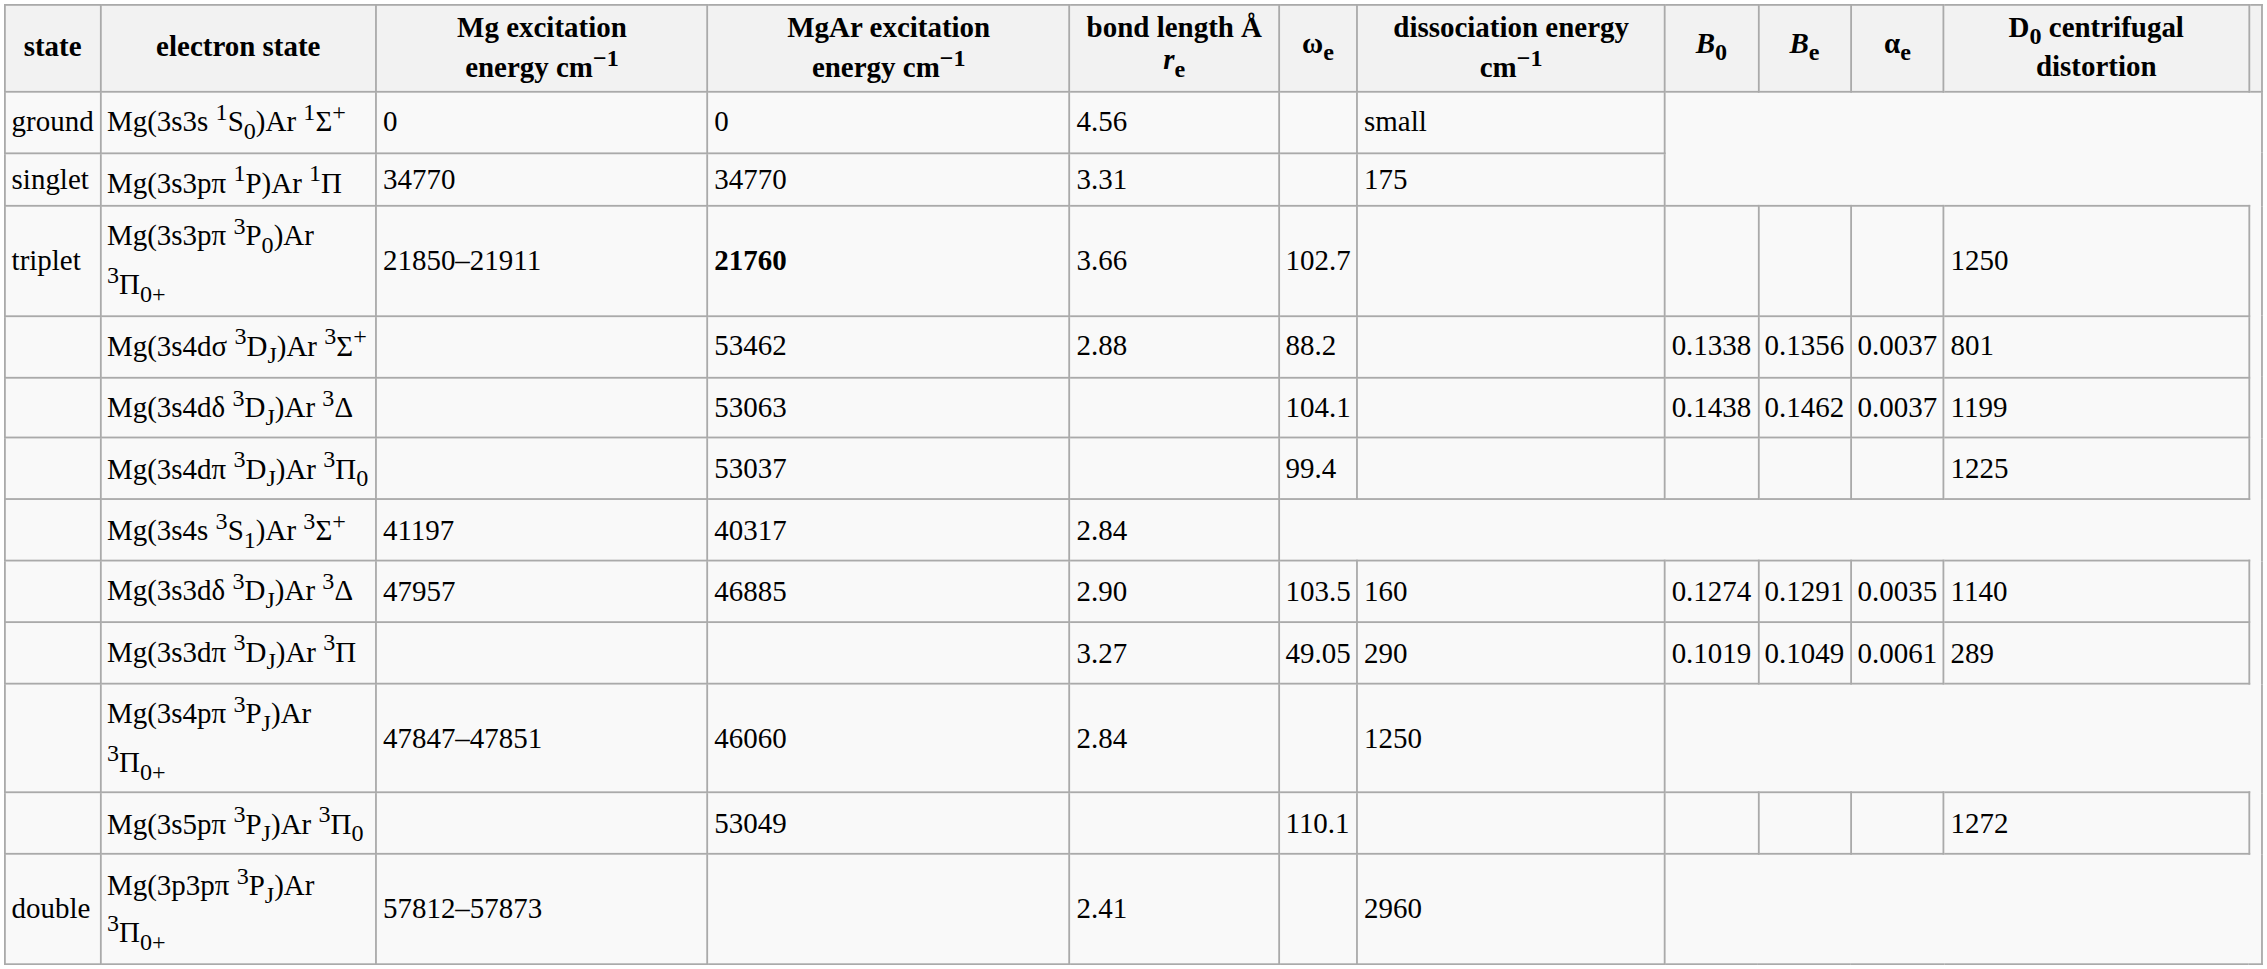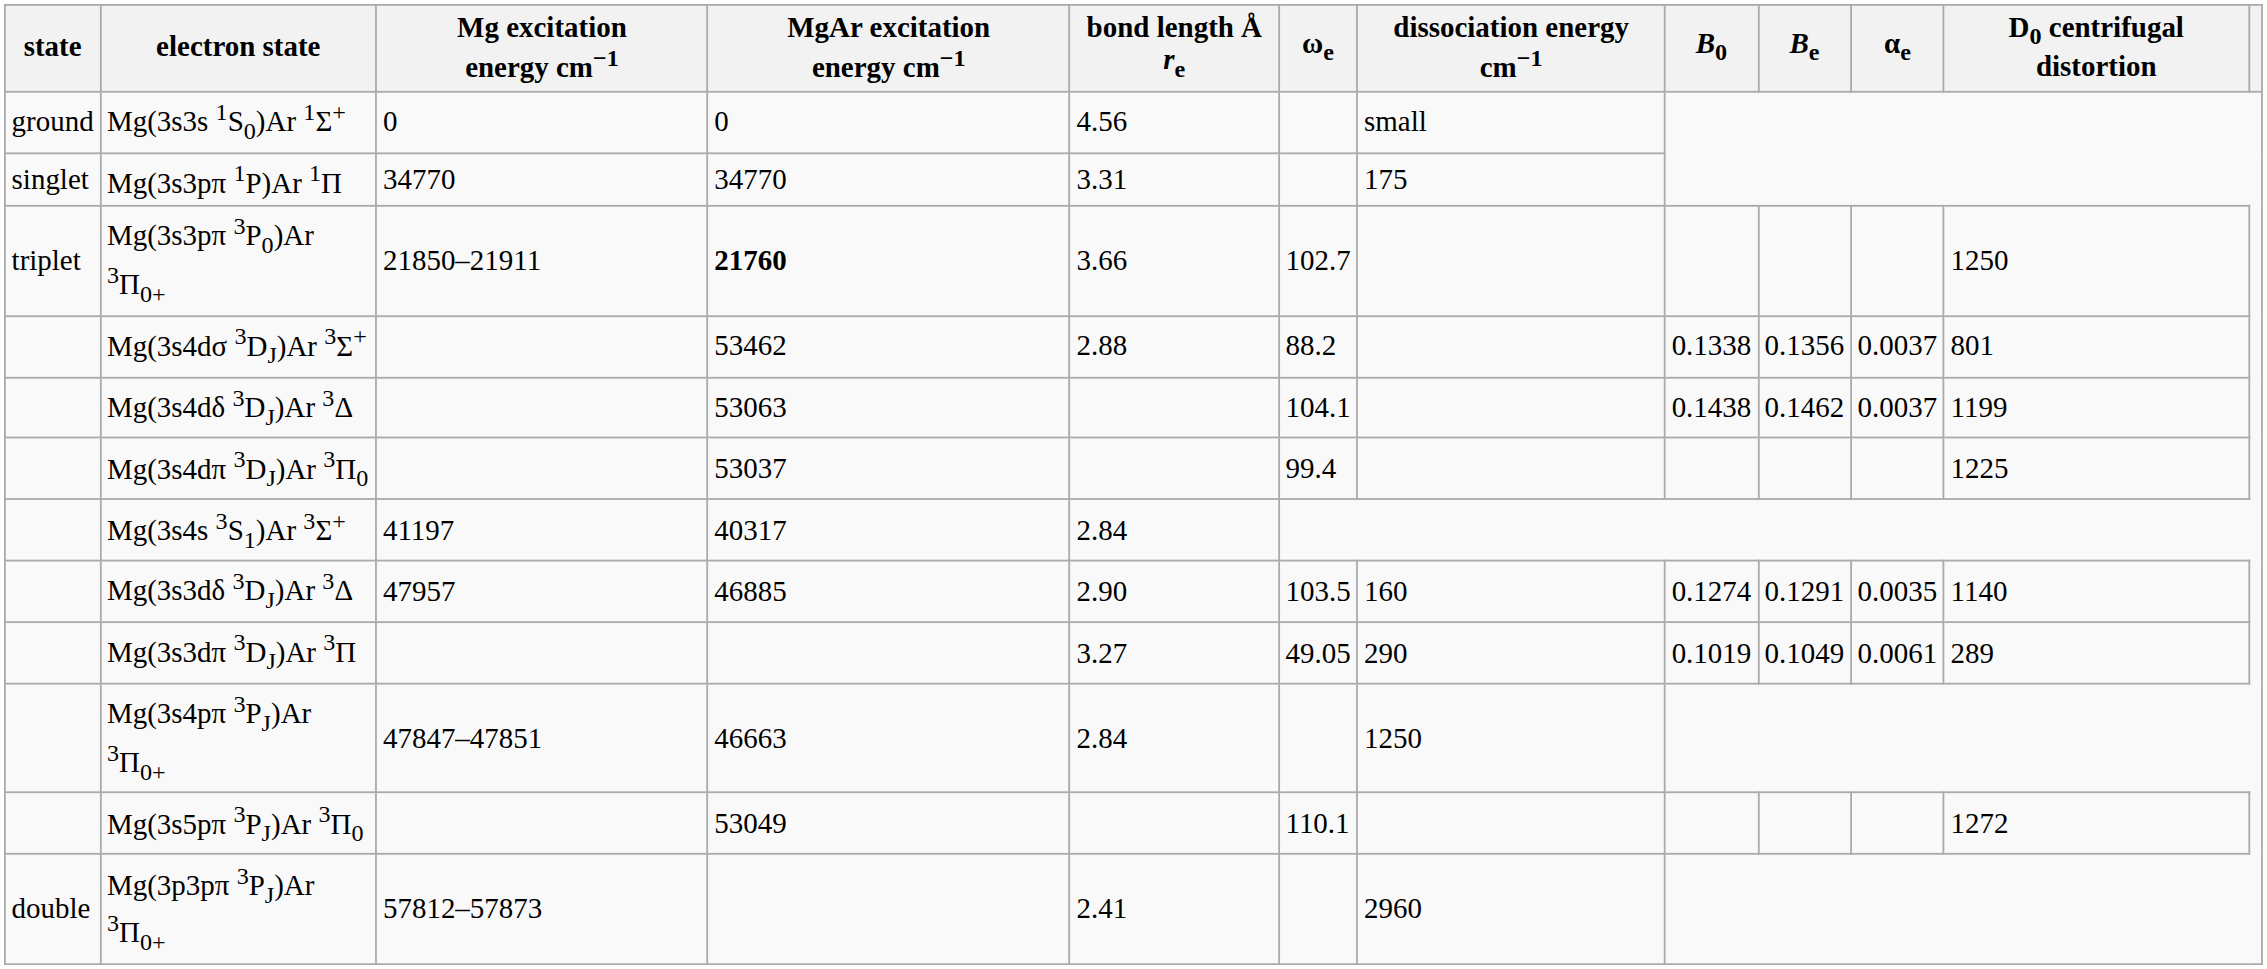(751, 738) 46060 -> (751, 738) 46663
